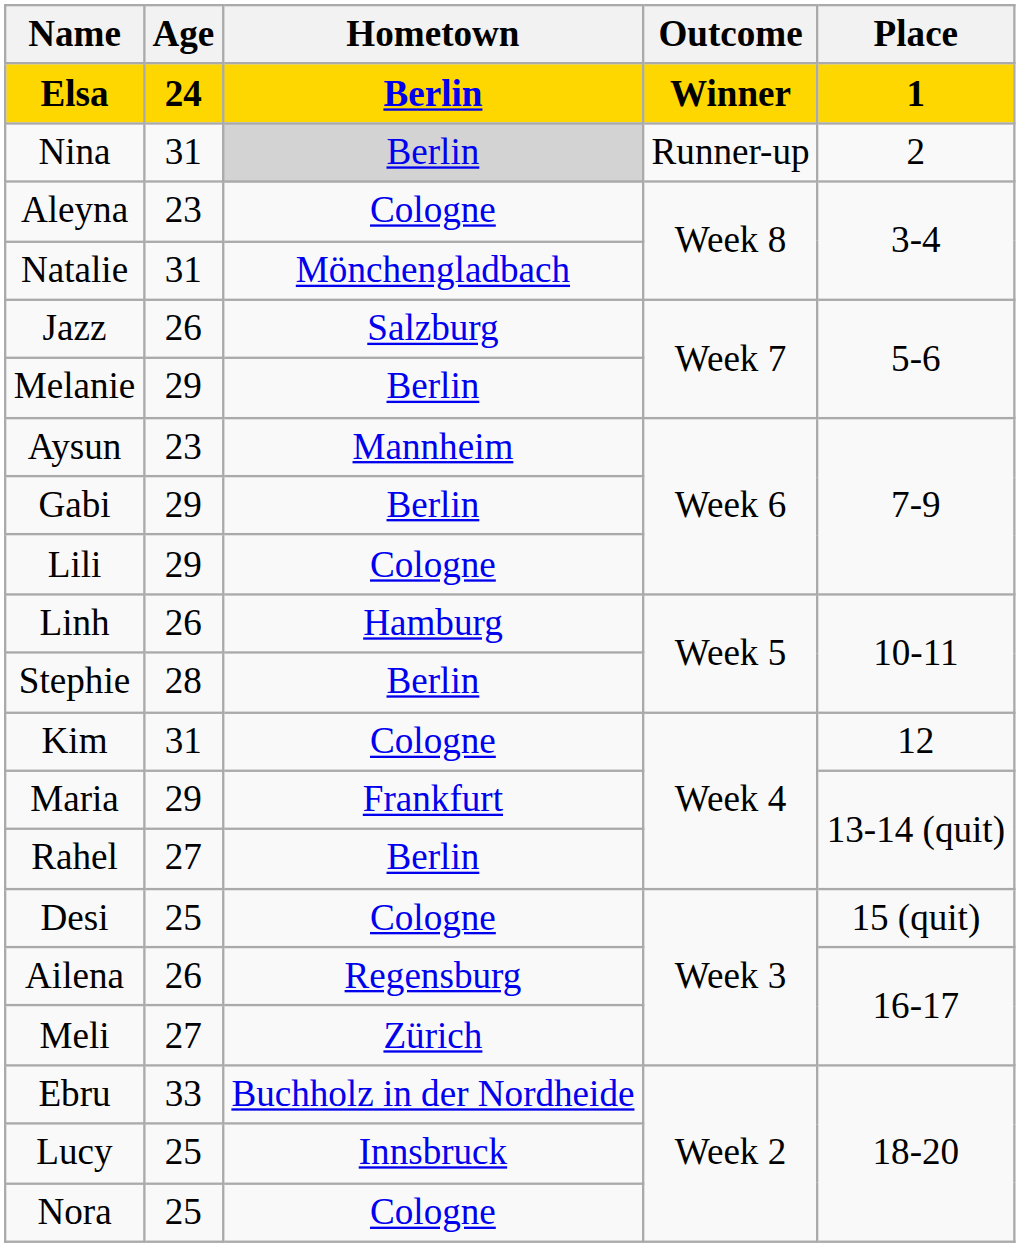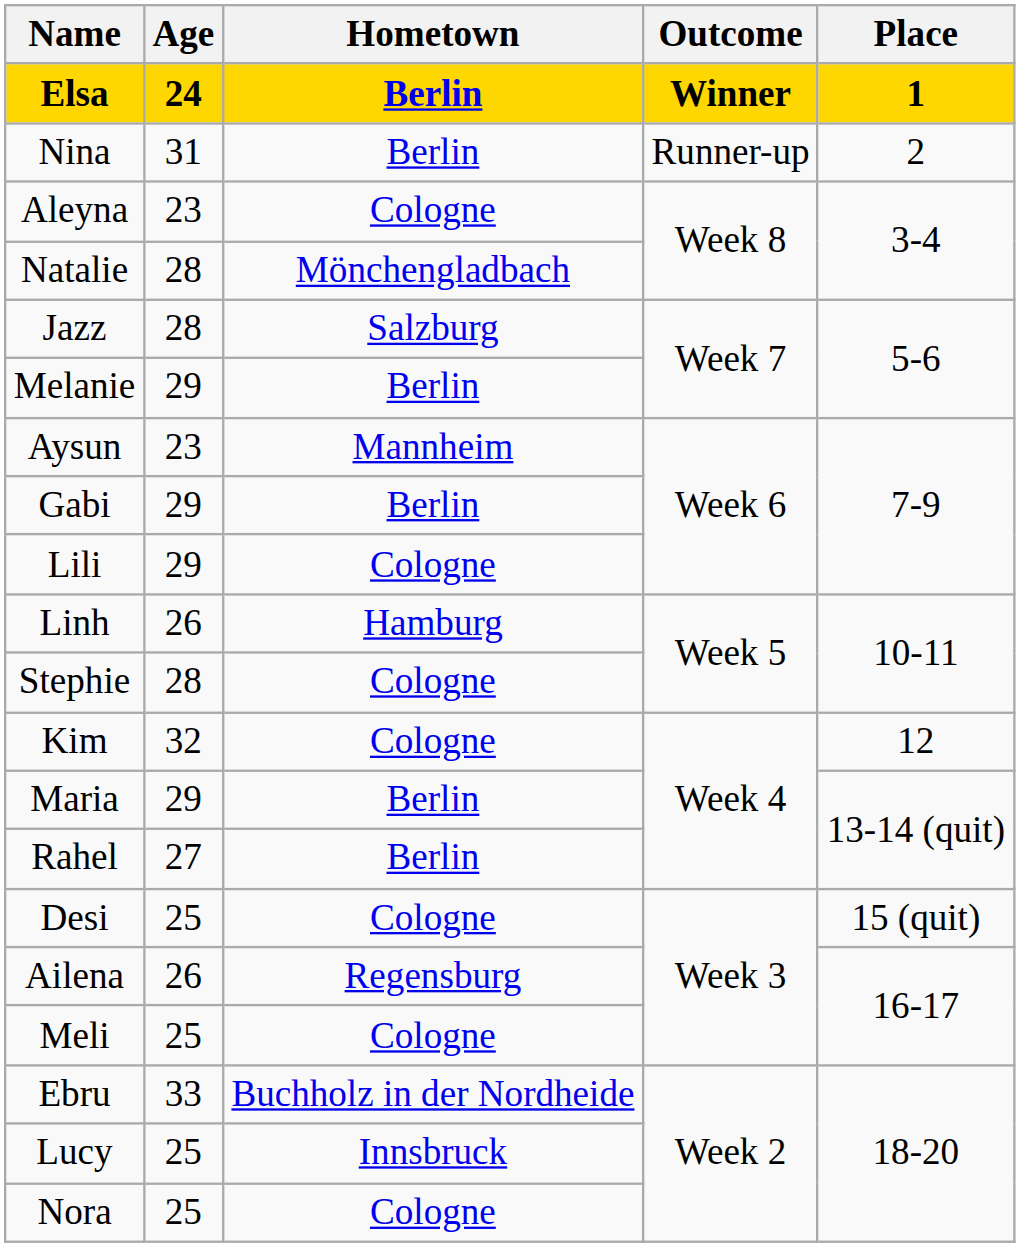(433, 151) lightgrey background -> (433, 151) no background
(183, 269) 31 -> (183, 269) 28
(183, 328) 26 -> (183, 328) 28
(433, 681) Berlin -> (433, 681) Cologne
(183, 740) 31 -> (183, 740) 32
(433, 799) Frankfurt -> (433, 799) Berlin
(183, 1034) 27 -> (183, 1034) 25
(433, 1034) Zürich -> (433, 1034) Cologne
